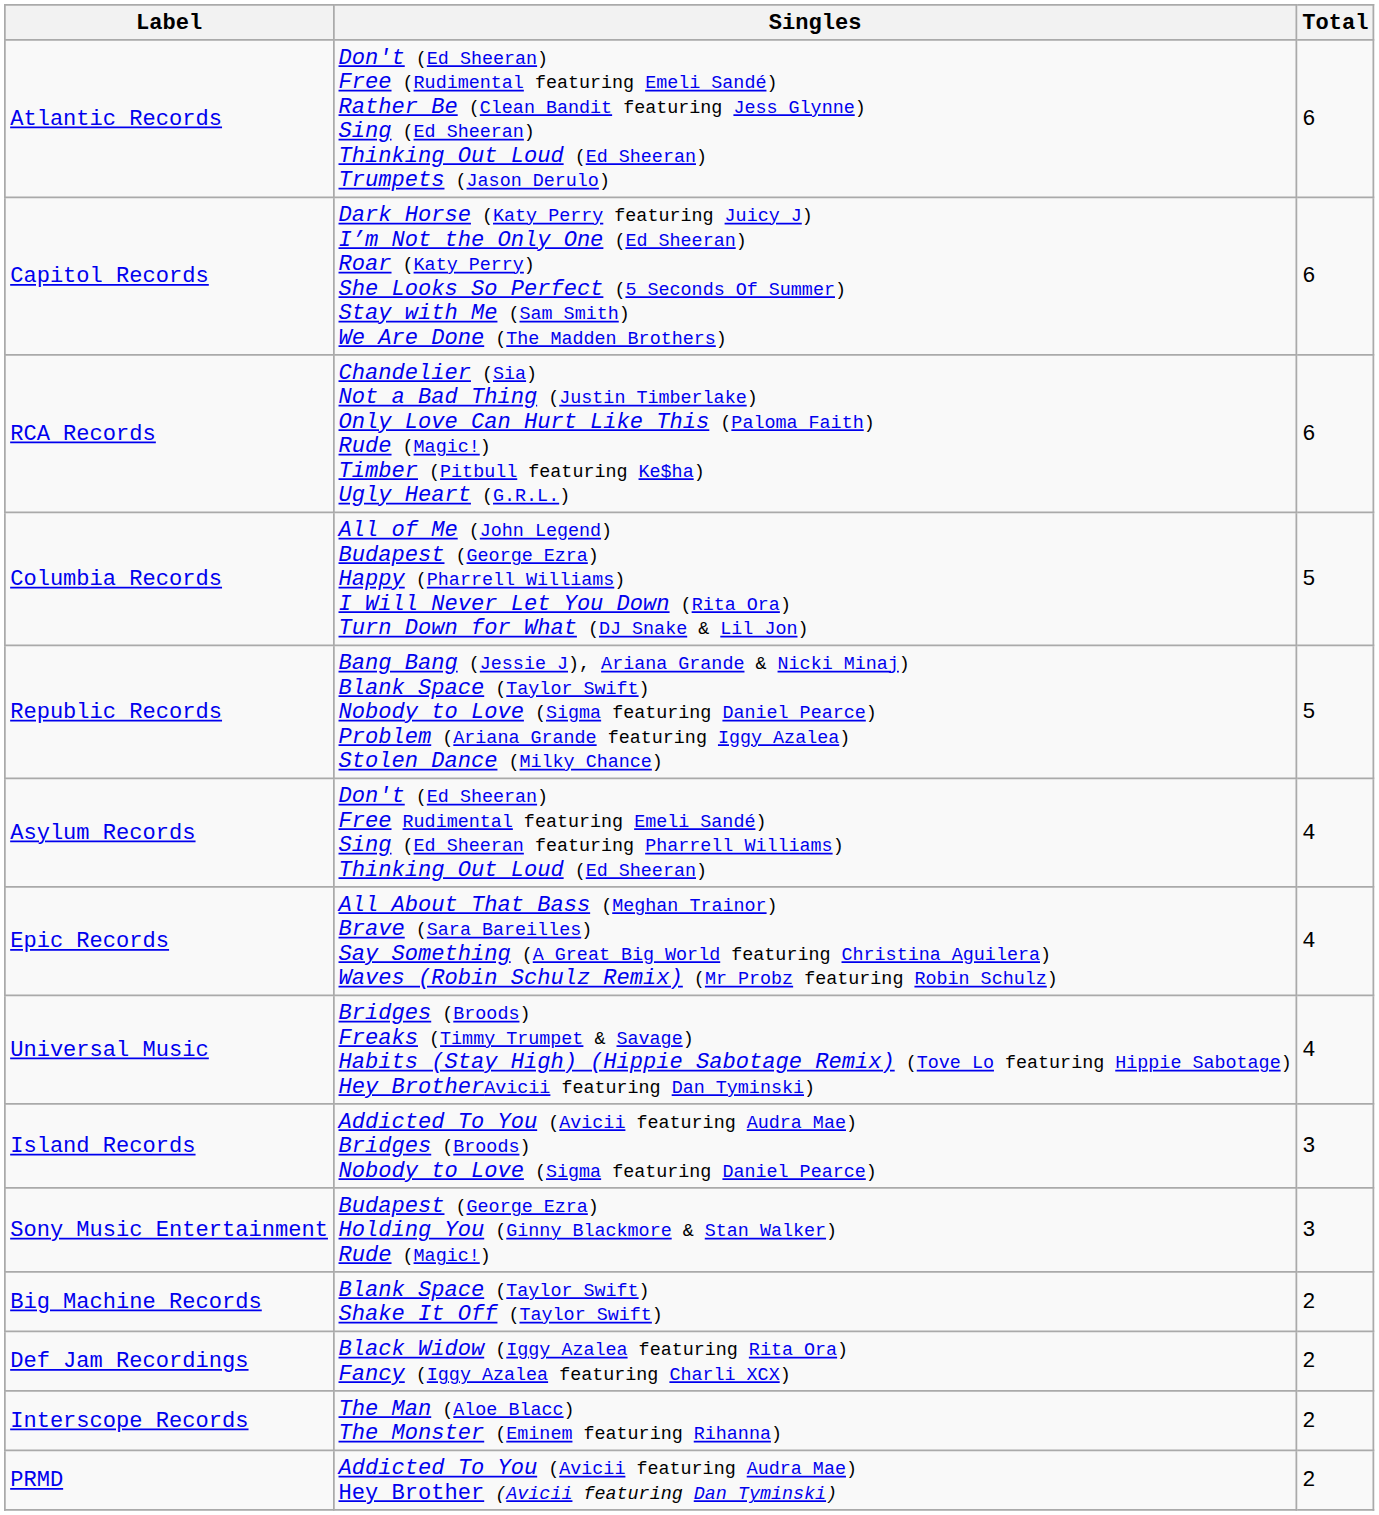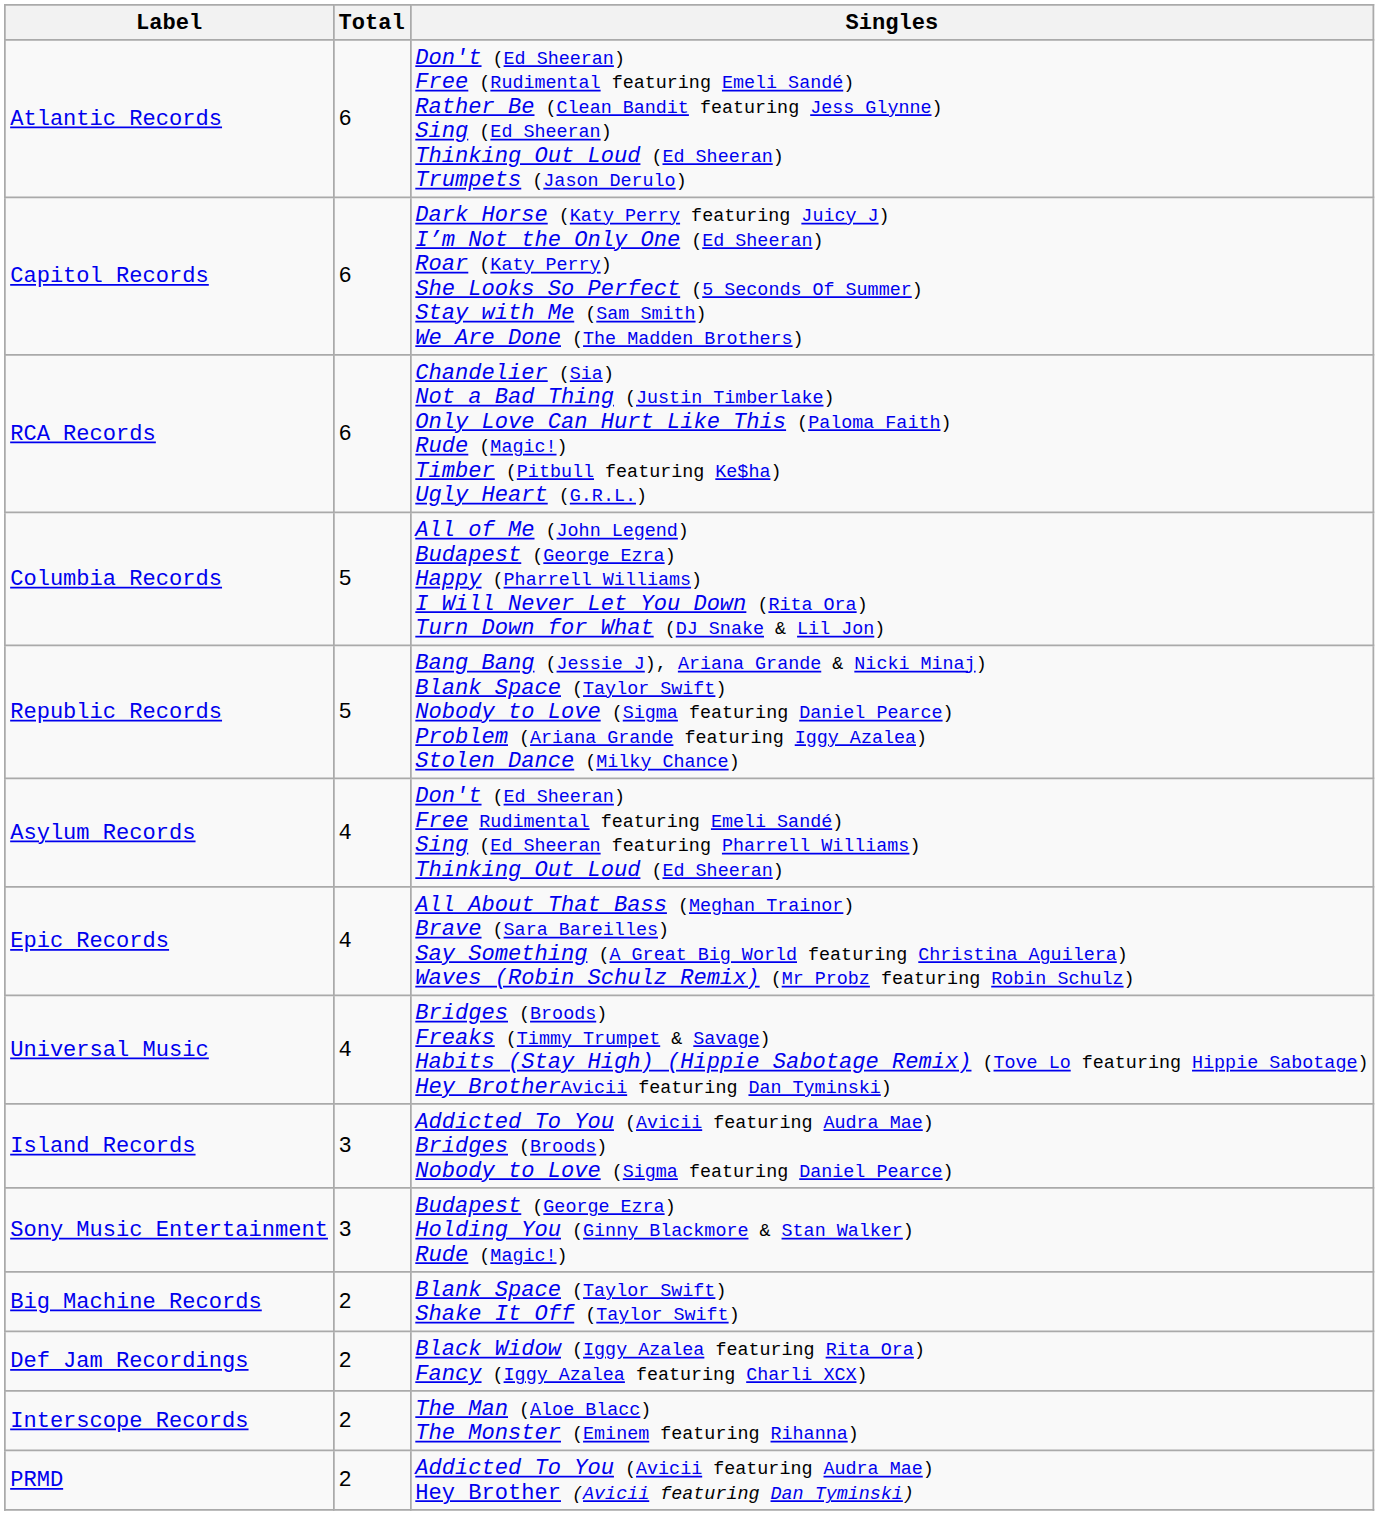columns swapped: (1335, 22) <-> (815, 22)
